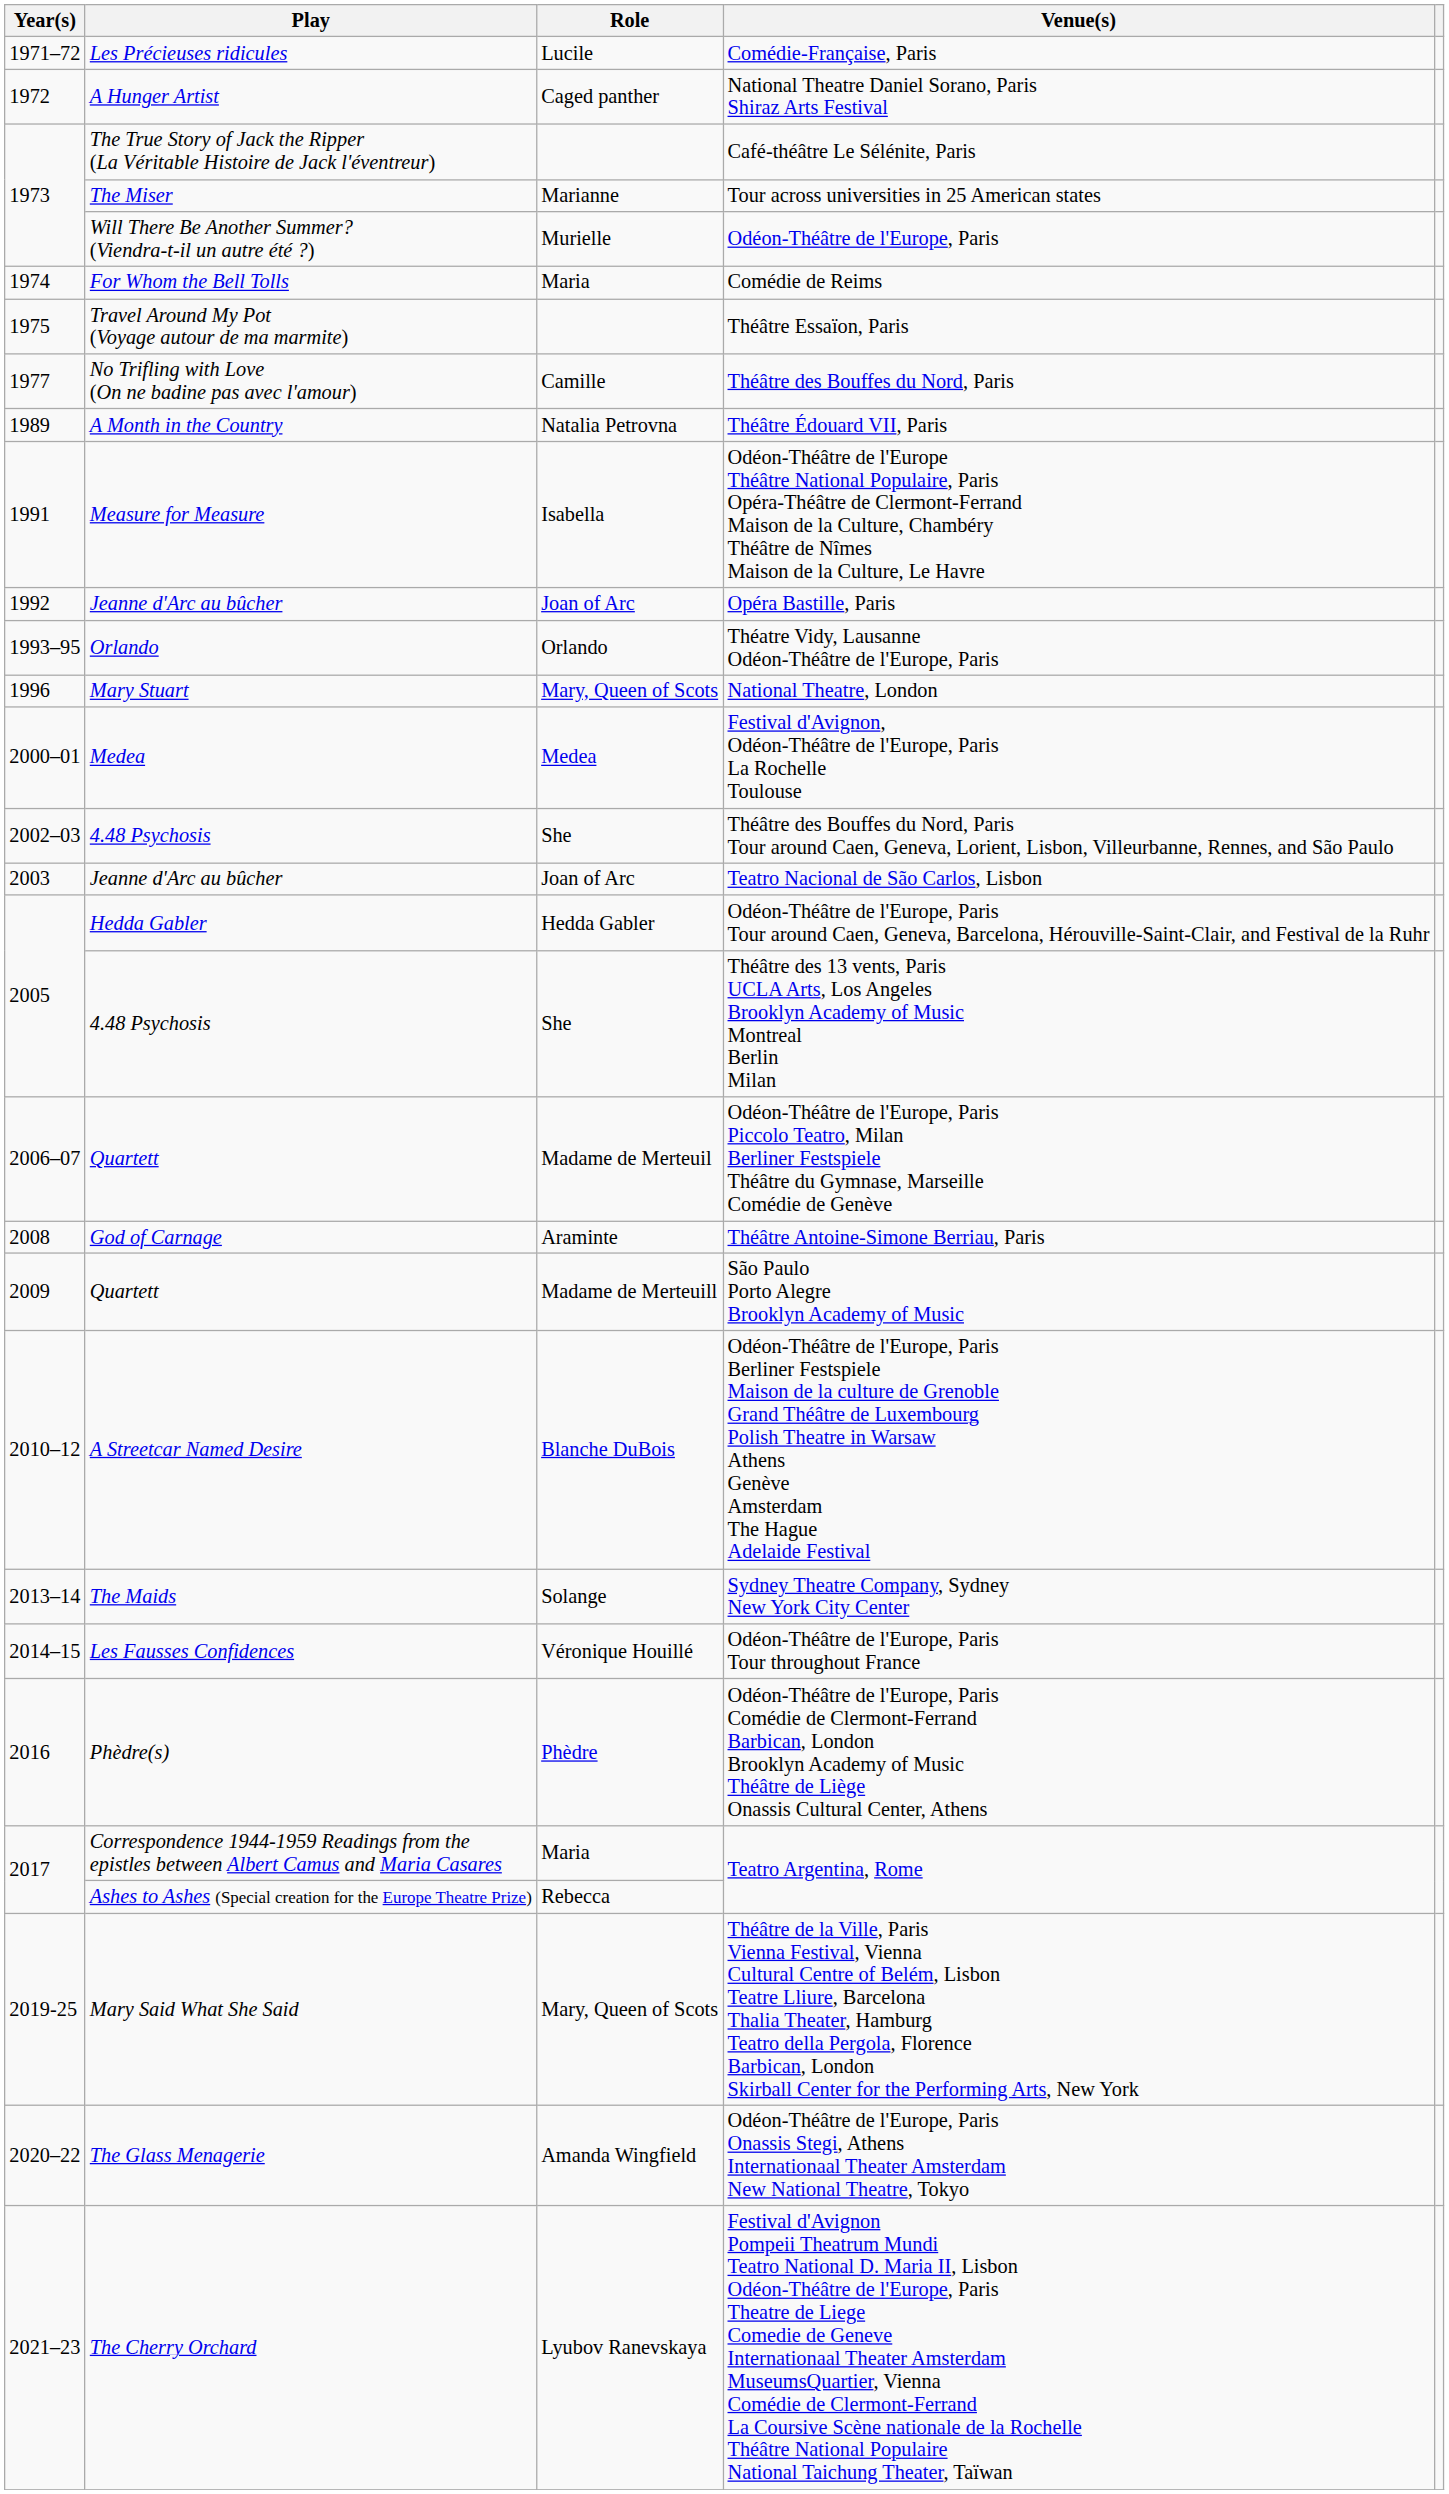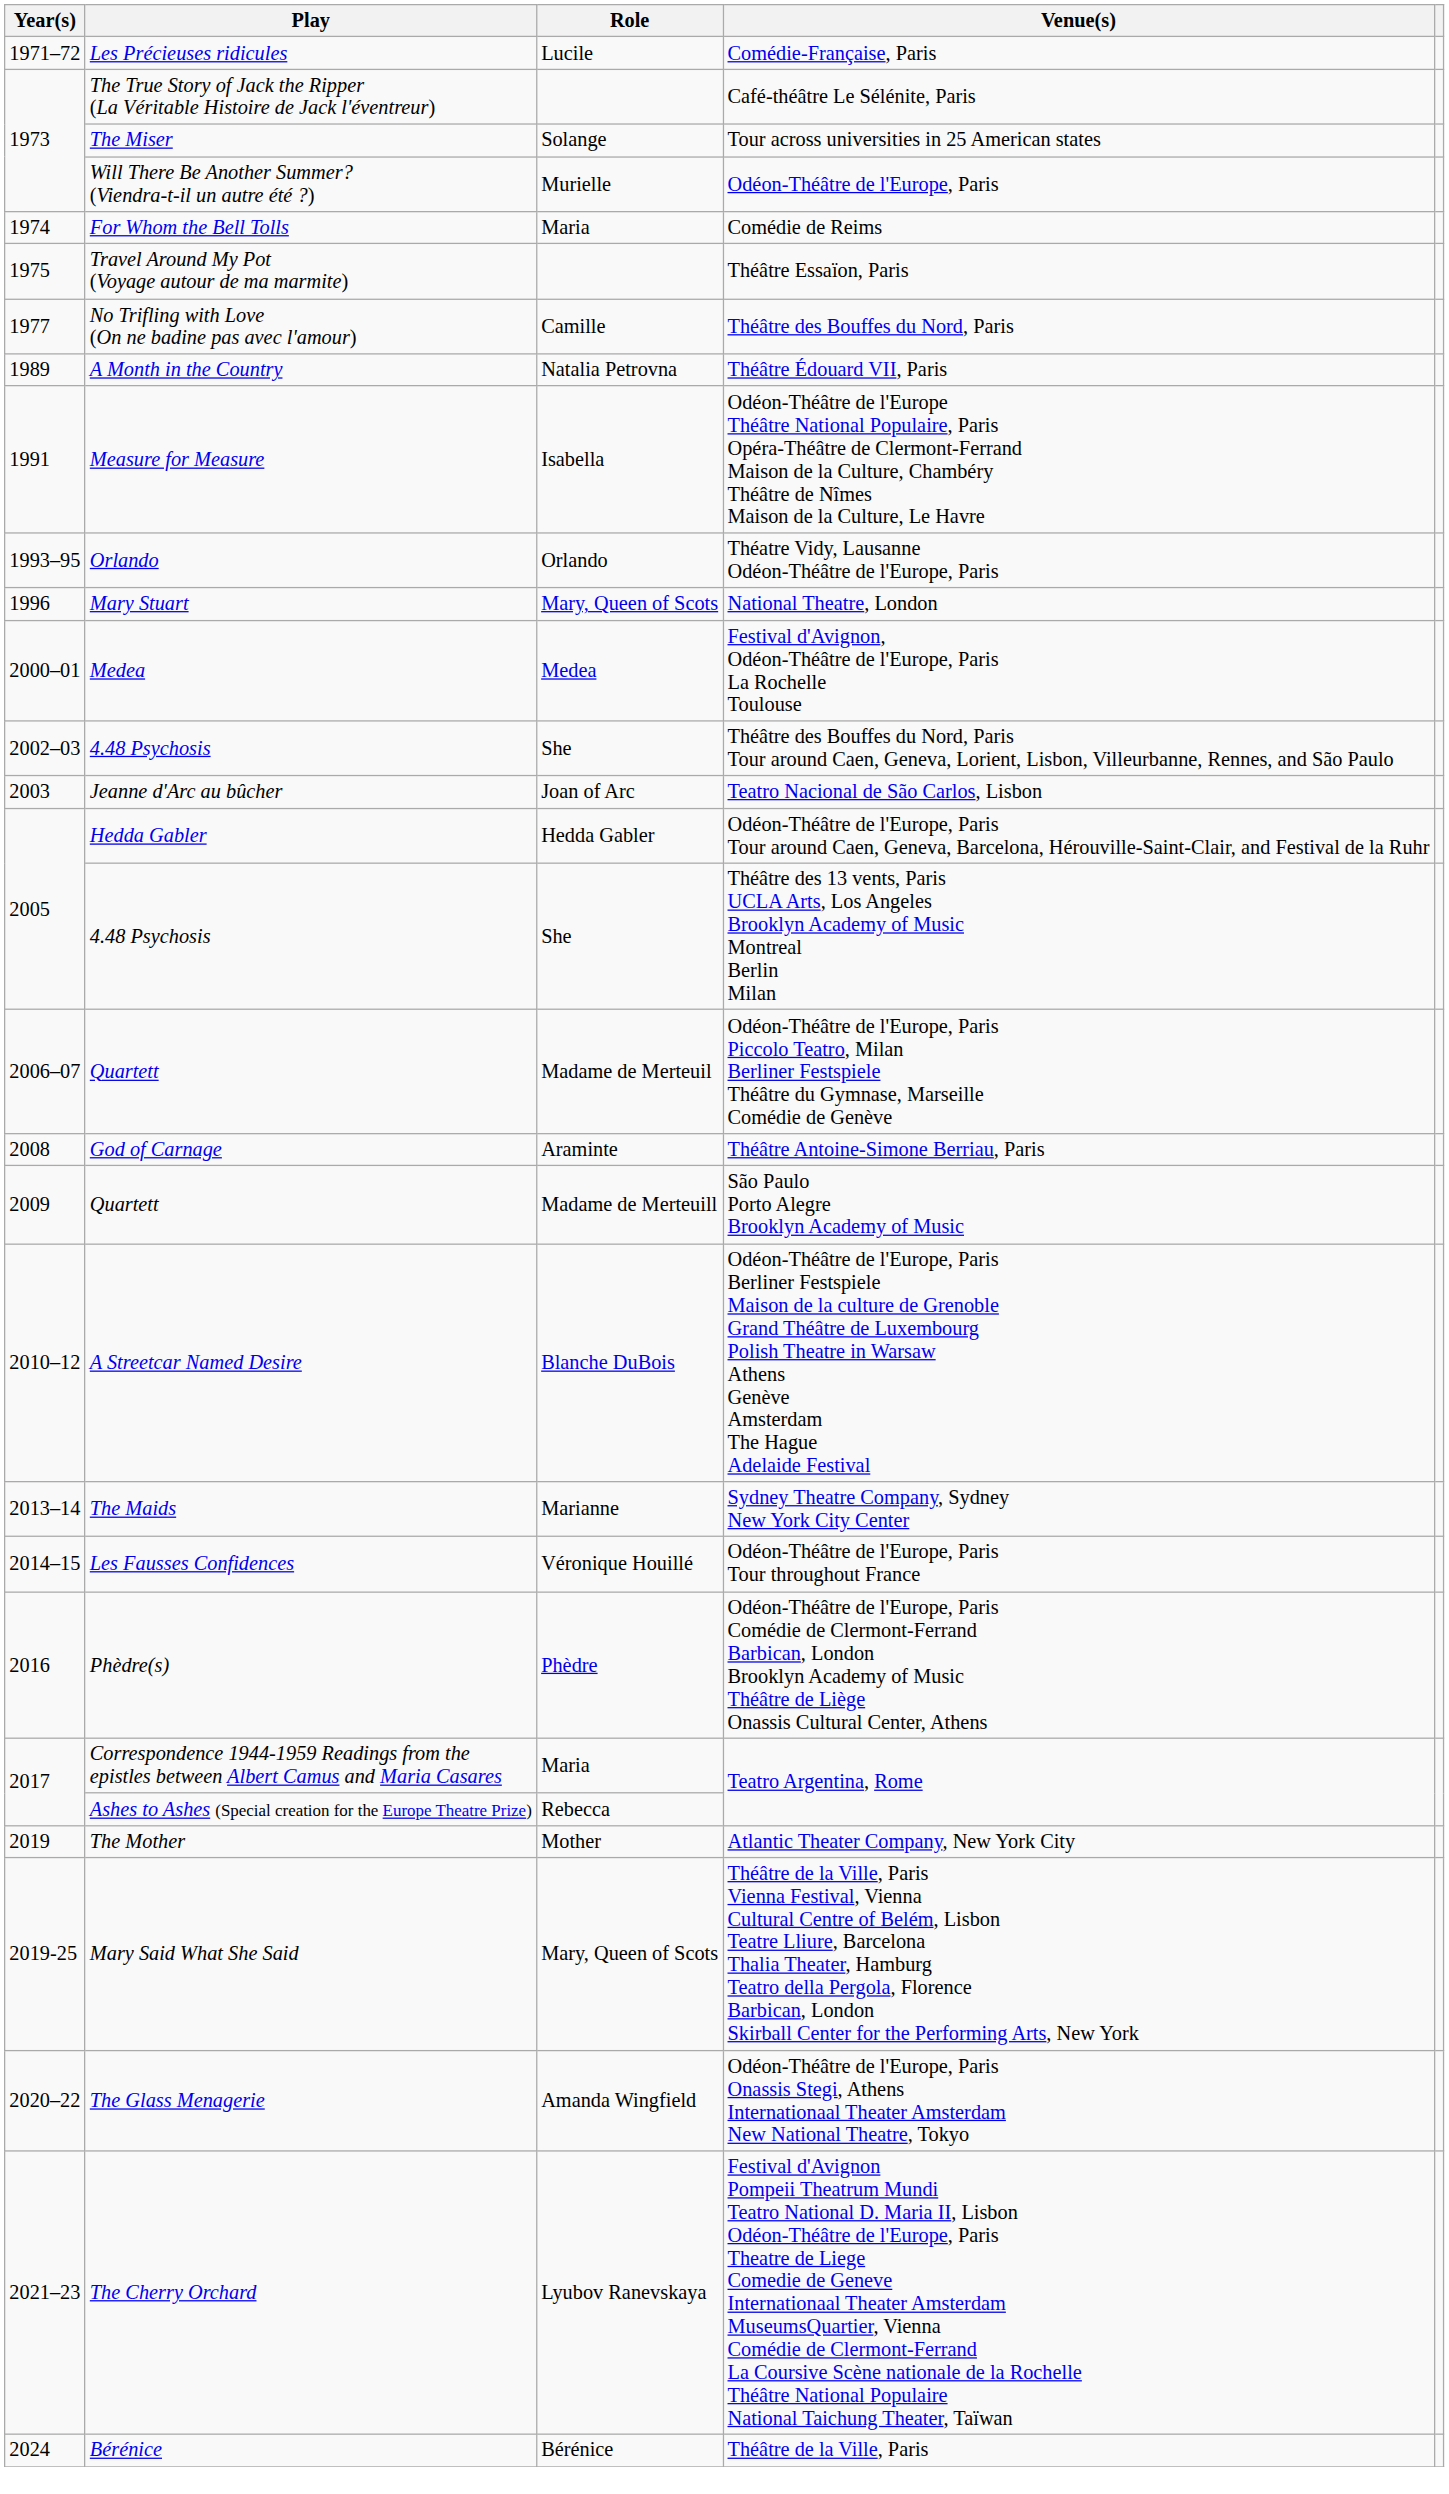- row: (154, 96)
(580, 195) Marianne -> (574, 140) Solange
- row: (186, 603)
(574, 1596) Solange -> (580, 1508) Marianne
+ row: (137, 1841)
+ row: (126, 2450)
